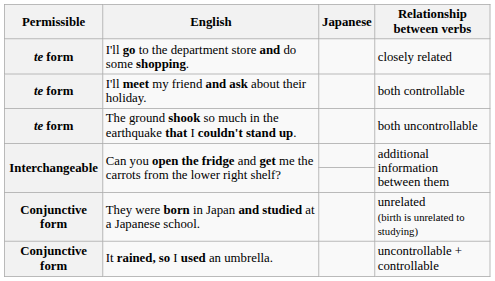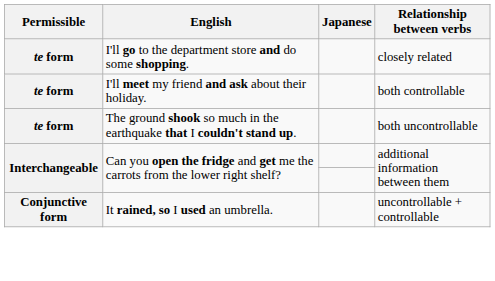- row: (210, 216)
